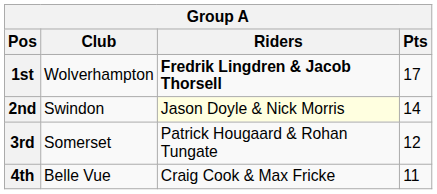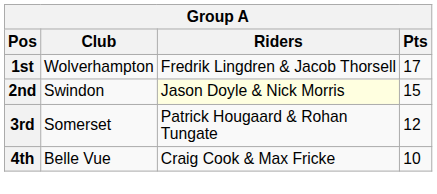(256, 75) bold -> (278, 66) normal
(412, 109) 14 -> (412, 91) 15
(411, 176) 11 -> (412, 158) 10
